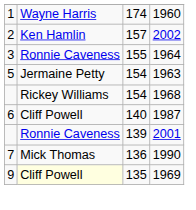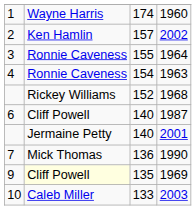(11, 74) 5 -> (11, 74) 4
(62, 74) Jermaine Petty -> (77, 74) Ronnie Caveness
(136, 94) 154 -> (143, 94) 152
(70, 134) Ronnie Caveness -> (69, 134) Jermaine Petty
(136, 134) 139 -> (143, 134) 140
+ row: (174, 194)
